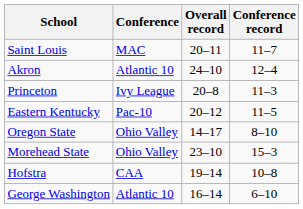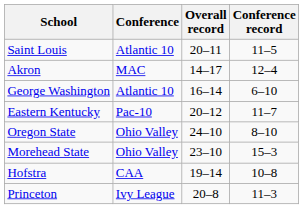(131, 49) MAC -> (145, 49) Atlantic 10
(264, 49) 11–7 -> (264, 49) 11–5
(145, 70) Atlantic 10 -> (131, 70) MAC
(206, 70) 24–10 -> (206, 70) 14–17
rows swapped: (59, 193) <-> (32, 91)
(264, 111) 11–5 -> (264, 111) 11–7
(206, 132) 14–17 -> (206, 132) 24–10
